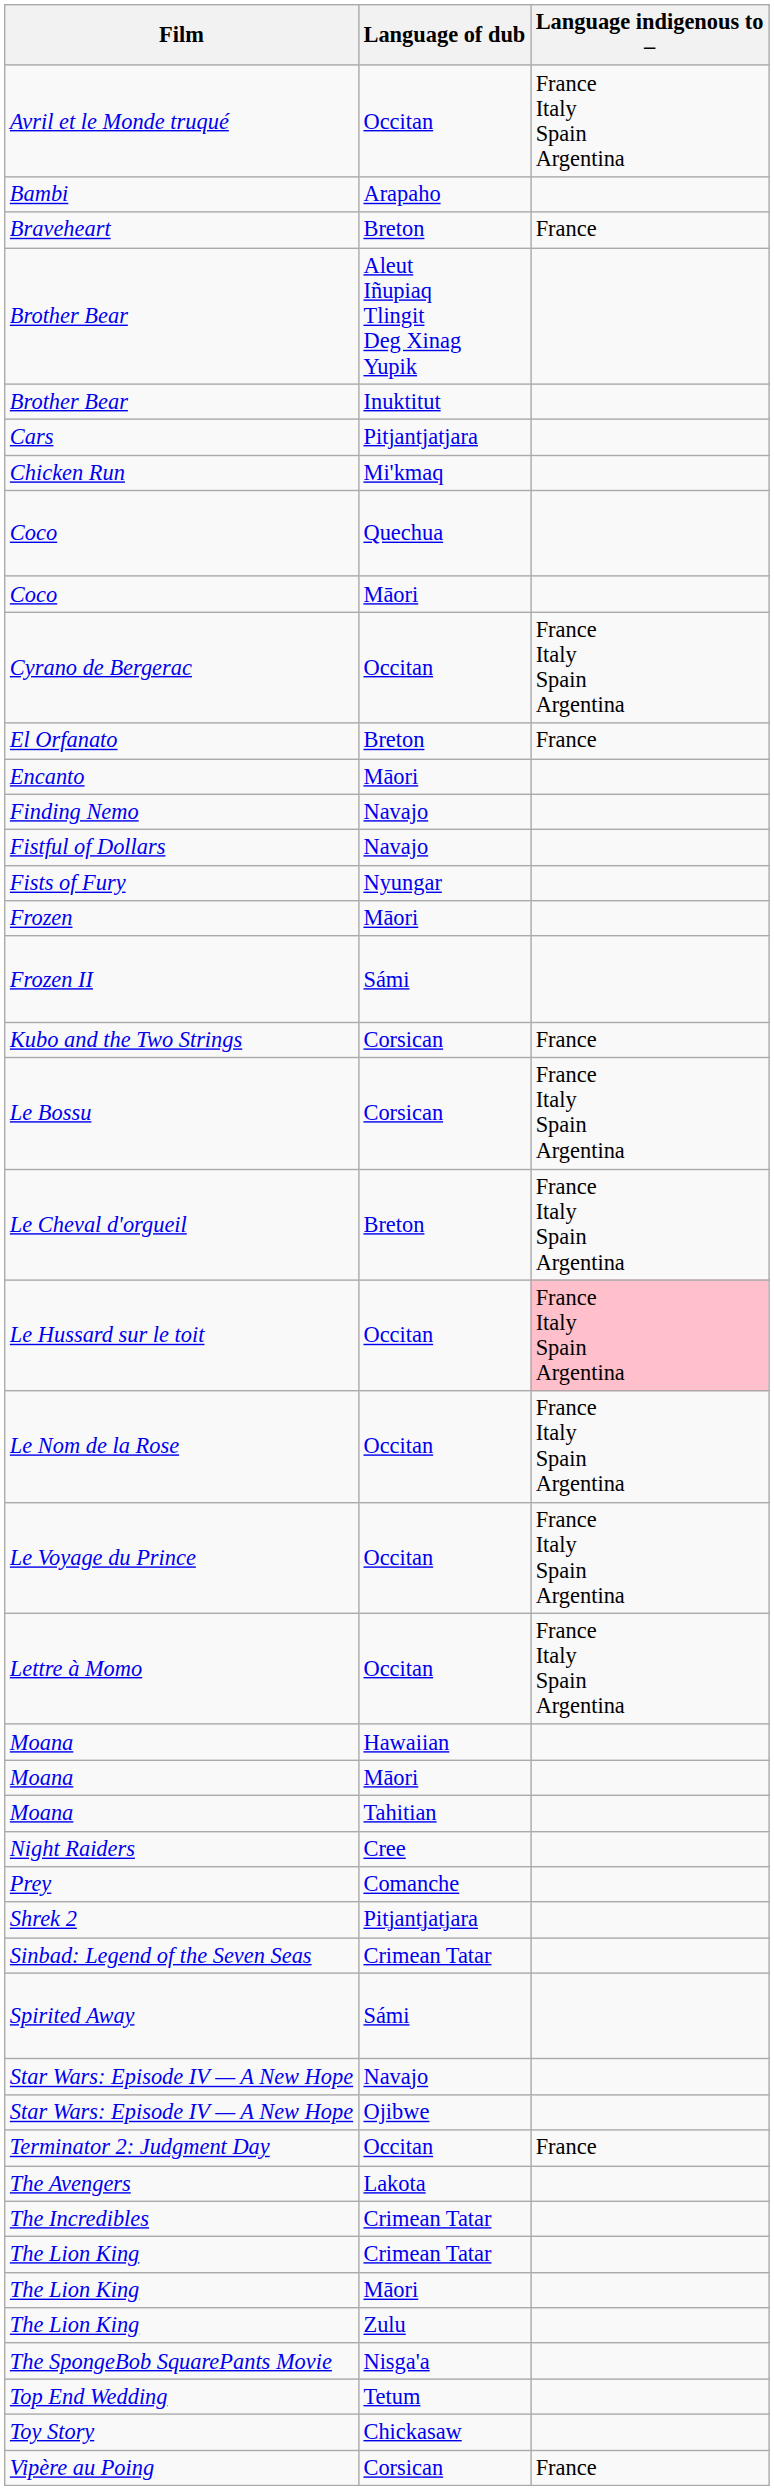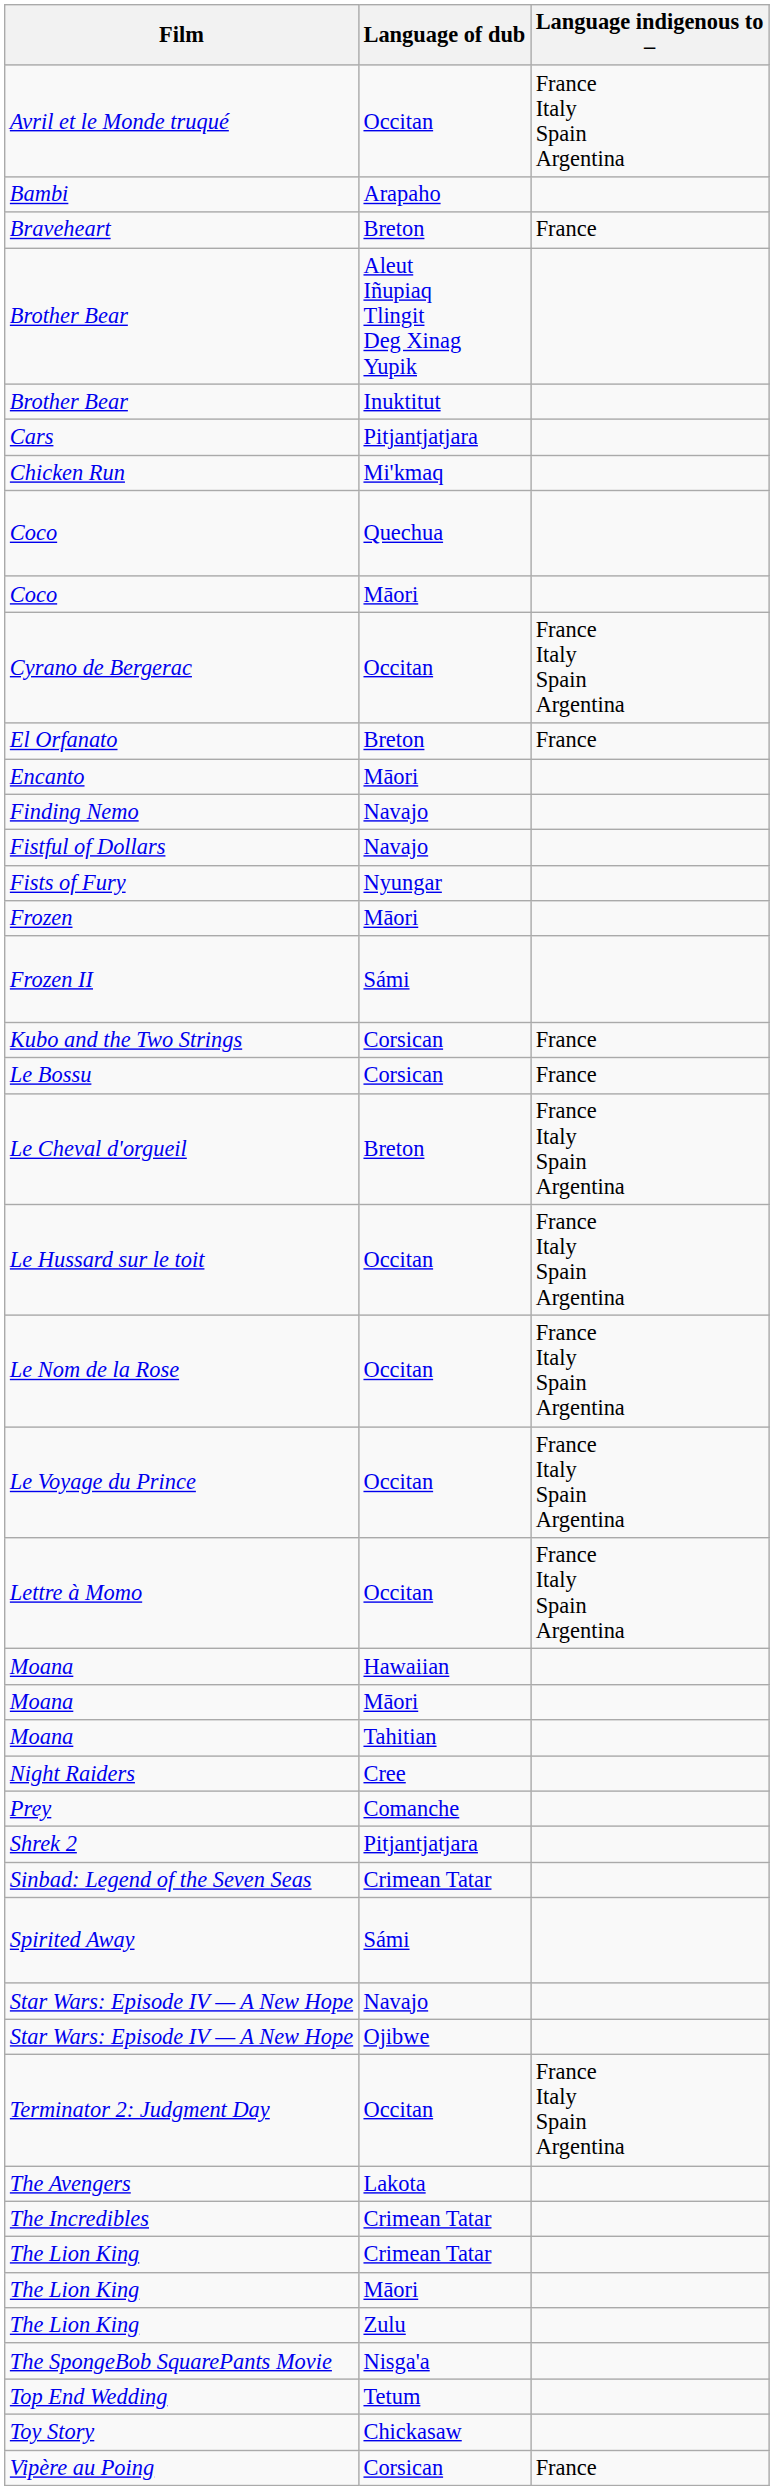(580, 1113) France Italy Spain Argentina -> (566, 1075) France
(580, 1335) pink background -> (580, 1259) no background
(566, 2147) France -> (580, 2109) France Italy Spain Argentina
